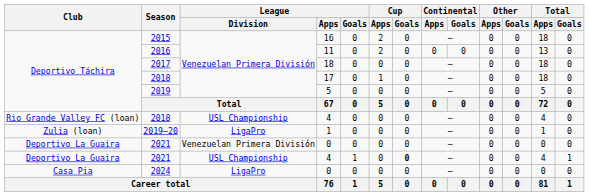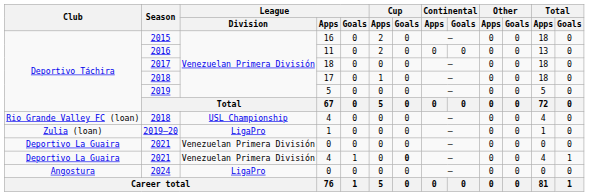(248, 158) USL Championship -> (248, 158) Venezuelan Primera División
(73, 171) Casa Pia -> (73, 171) Angostura
